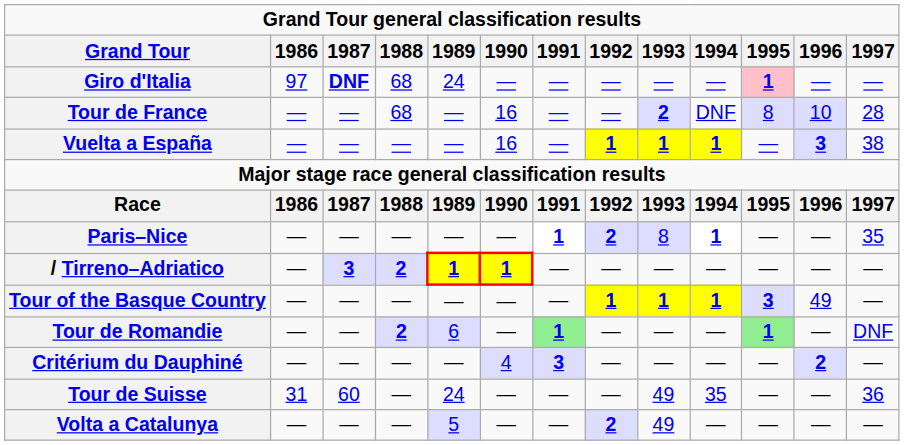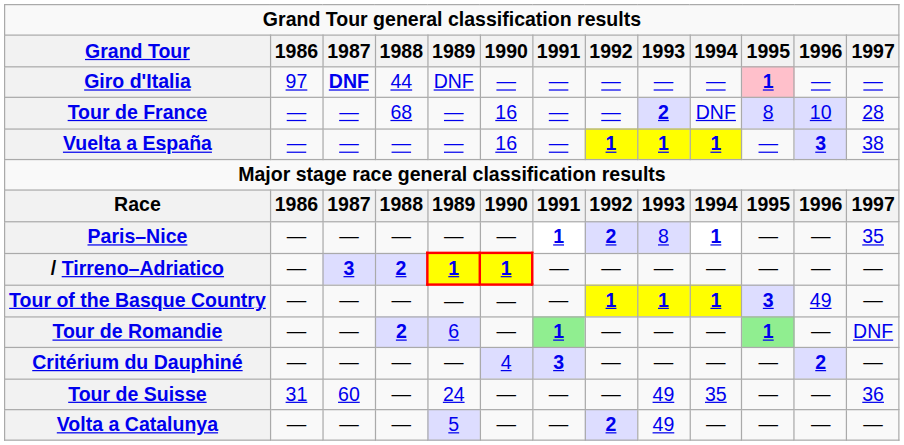(401, 81) 68 -> (401, 81) 44
(454, 81) 24 -> (454, 81) DNF
